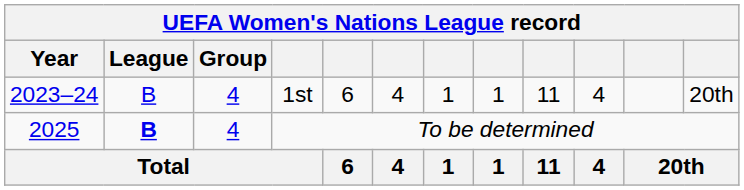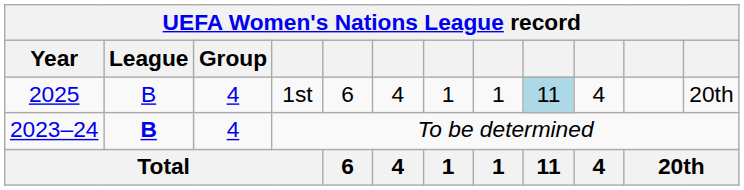(54, 94) 2023–24 -> (54, 94) 2025
(549, 94) no background -> (549, 94) lightblue background
(54, 130) 2025 -> (54, 130) 2023–24
